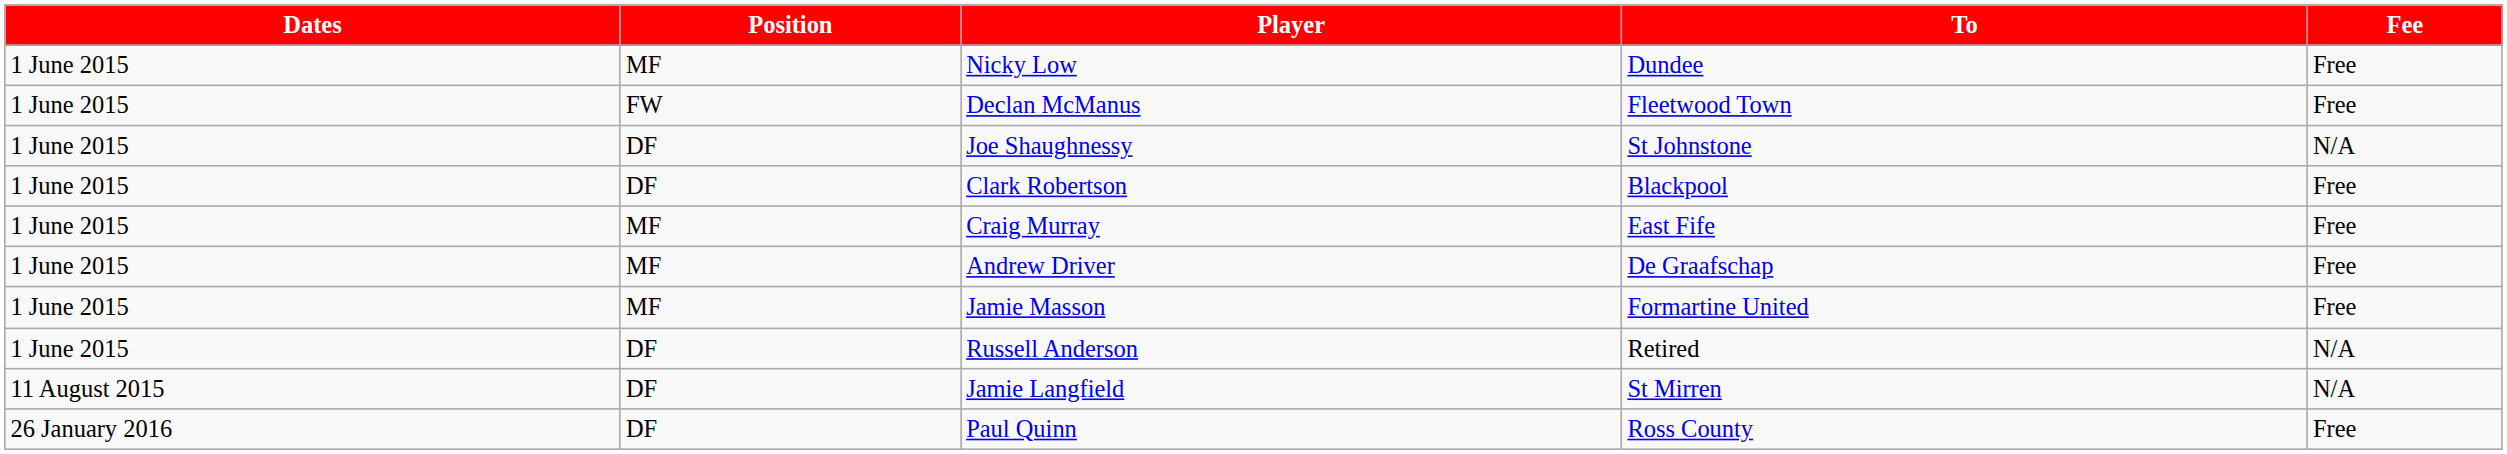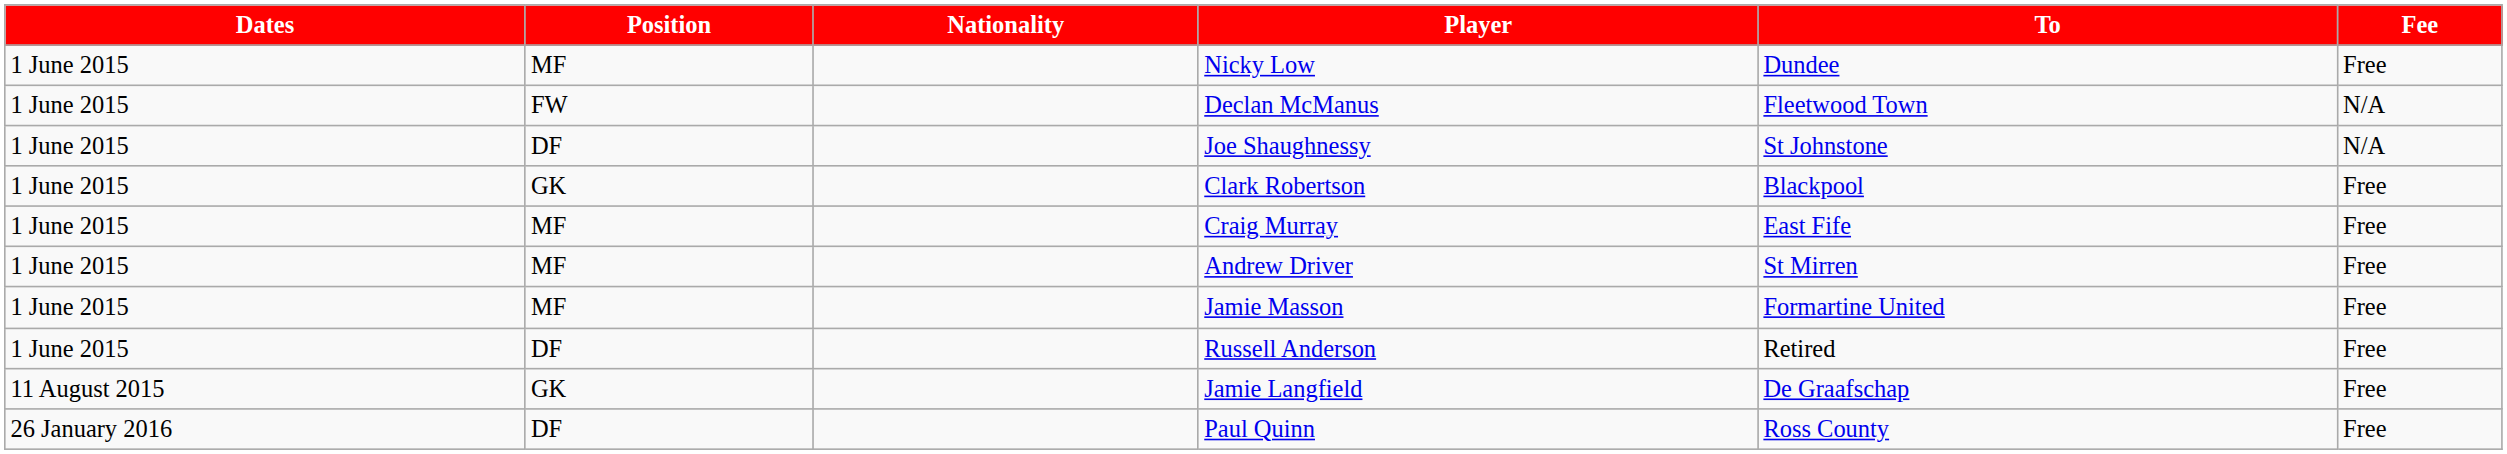+ column: (1006, 24)
(2335, 105) Free -> (2364, 105) N/A
(642, 186) DF -> (549, 186) GK
(1700, 266) De Graafschap -> (1811, 266) St Mirren
(2334, 347) N/A -> (2365, 347) Free
(642, 388) DF -> (549, 388) GK
(1675, 388) St Mirren -> (1836, 388) De Graafschap
(2334, 388) N/A -> (2365, 388) Free
